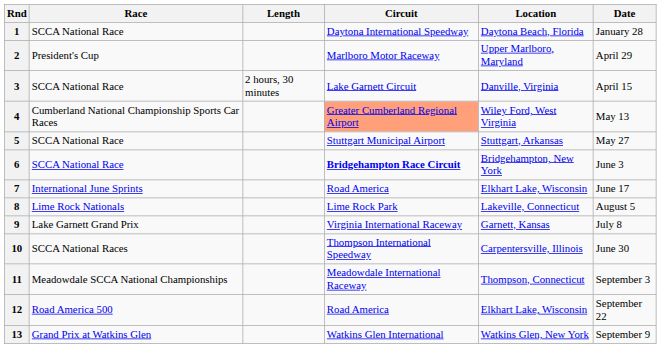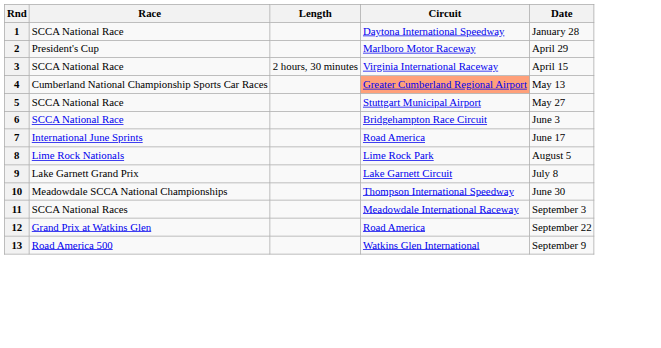- column: (536, 13)
(372, 86) Lake Garnett Circuit -> (431, 67) Virginia International Raceway
(394, 165) bold -> (425, 120) normal
(394, 225) Virginia International Raceway -> (408, 174) Lake Garnett Circuit
(80, 249) SCCA National Races -> (130, 191) Meadowdale SCCA National Championships
(130, 279) Meadowdale SCCA National Championships -> (80, 209) SCCA National Races
(72, 310) Road America 500 -> (91, 227) Grand Prix at Watkins Glen
(91, 334) Grand Prix at Watkins Glen -> (72, 245) Road America 500
